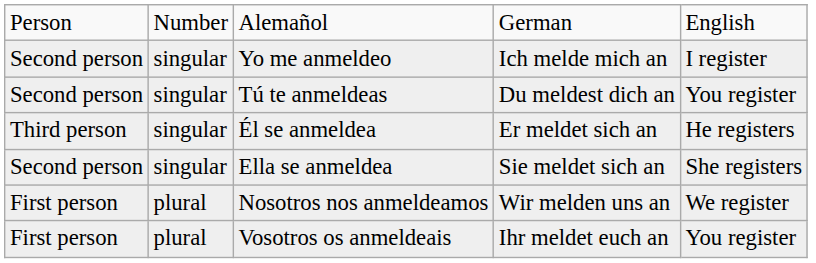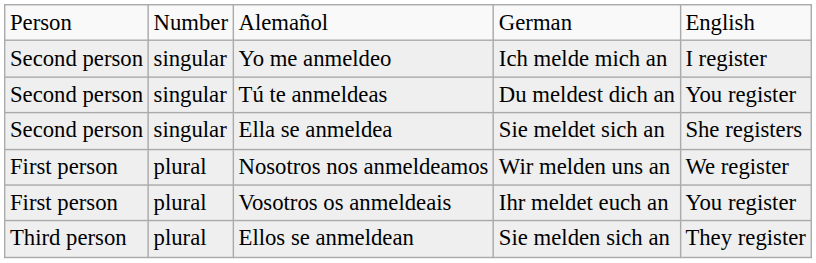- row: (307, 130)
+ row: (326, 238)
